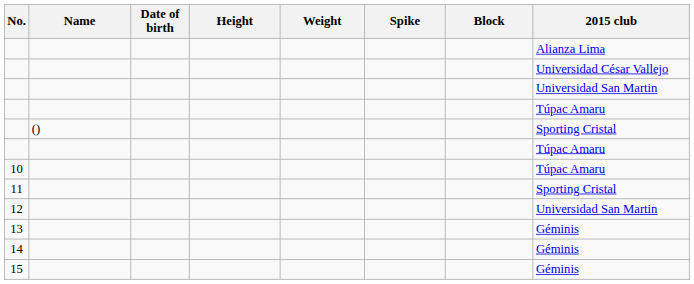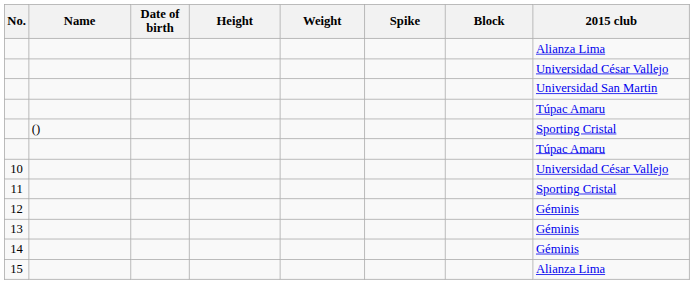(571, 169) Túpac Amaru -> (602, 169) Universidad César Vallejo
(597, 209) Universidad San Martin -> (557, 209) Géminis
(557, 269) Géminis -> (571, 269) Alianza Lima
